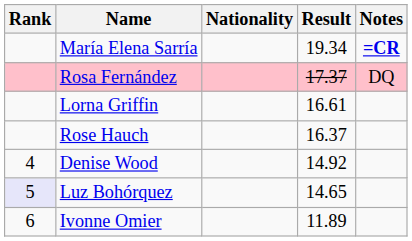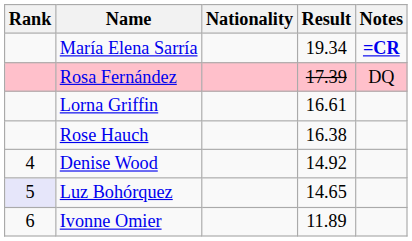(326, 76) 17.37 -> (326, 76) 17.39
(326, 134) 16.37 -> (326, 134) 16.38
